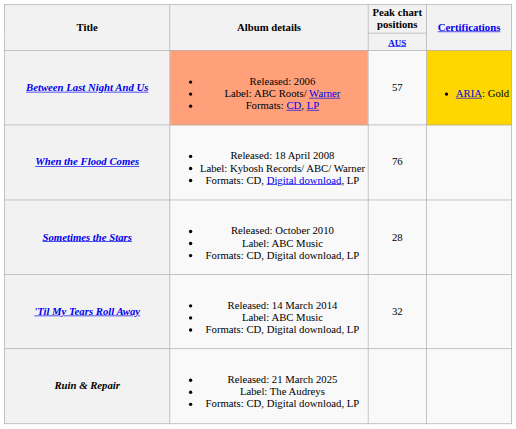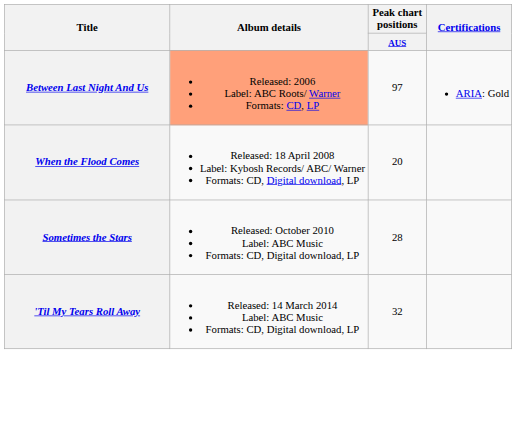(397, 87) 57 -> (397, 87) 97
(469, 94) gold background -> (469, 94) no background
(397, 162) 76 -> (397, 162) 20
- row: (87, 386)
